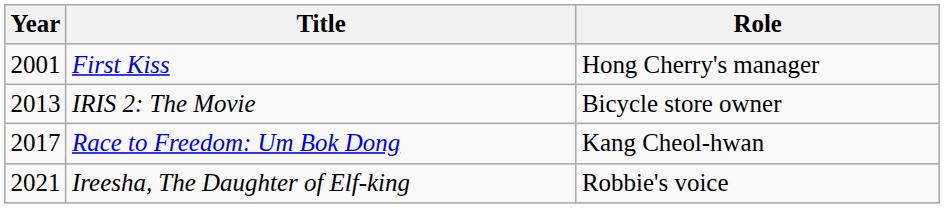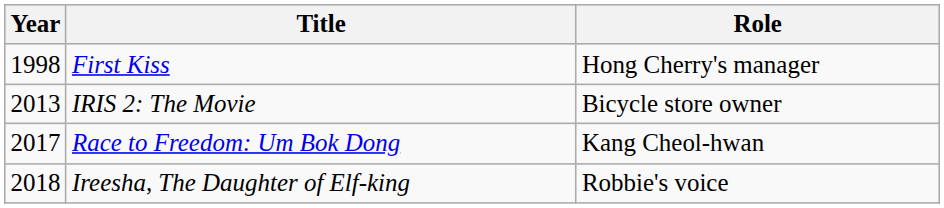(35, 63) 2001 -> (35, 63) 1998
(35, 182) 2021 -> (35, 182) 2018
